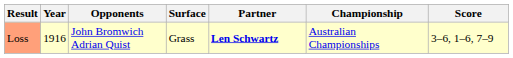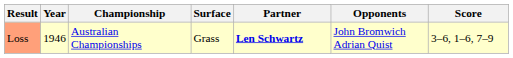columns swapped: (367, 13) <-> (117, 13)
(54, 37) 1916 -> (54, 37) 1946
